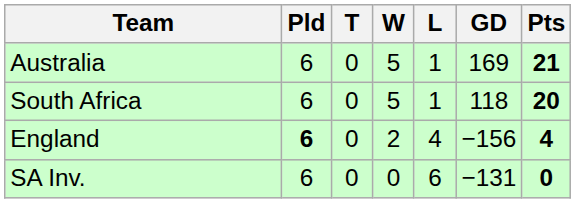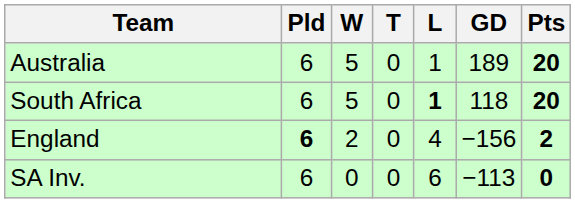columns swapped: (393, 23) <-> (352, 23)
(489, 62) 169 -> (489, 62) 189
(546, 62) 21 -> (546, 62) 20
(435, 100) normal -> (435, 100) bold
(546, 139) 4 -> (546, 139) 2
(489, 178) −131 -> (489, 178) −113
